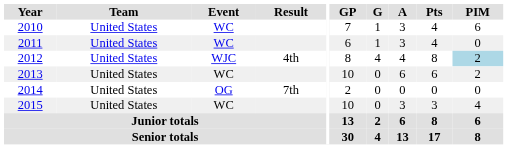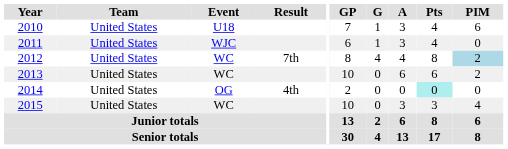(224, 27) WC -> (224, 27) U18
(224, 43) WC -> (224, 43) WJC
(224, 58) WJC -> (224, 58) WC
(291, 58) 4th -> (291, 58) 7th
(291, 89) 7th -> (291, 89) 4th
(434, 89) no background -> (434, 89) paleturquoise background
